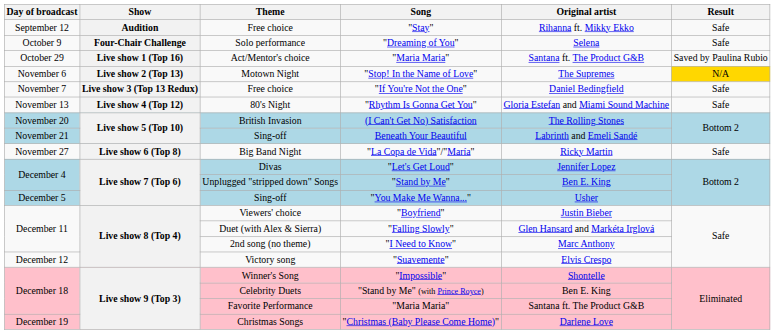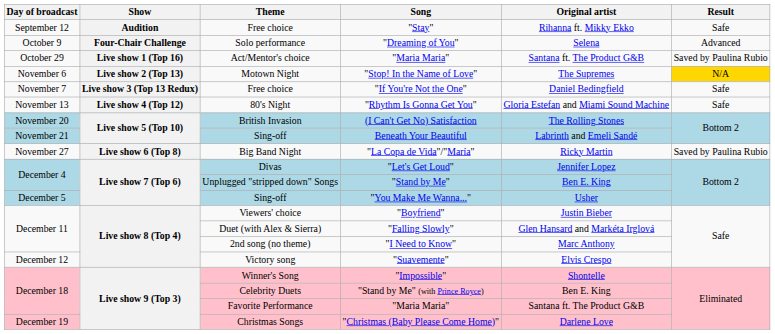(721, 43) Safe -> (721, 43) Advanced
(721, 151) Safe -> (721, 151) Saved by Paulina Rubio
